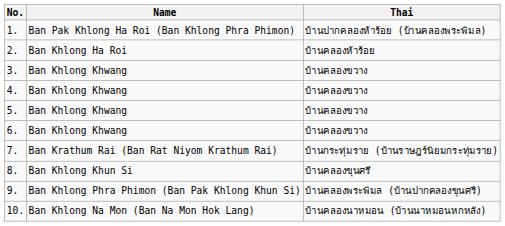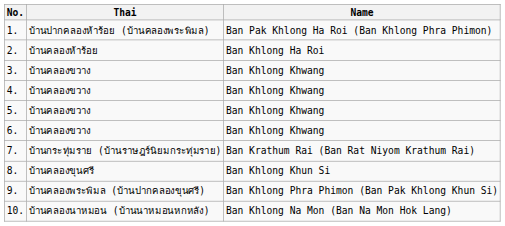columns swapped: (165, 12) <-> (402, 12)
